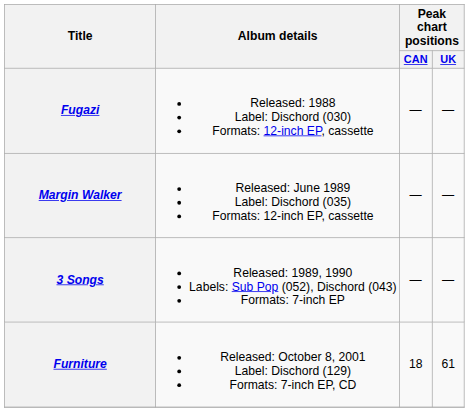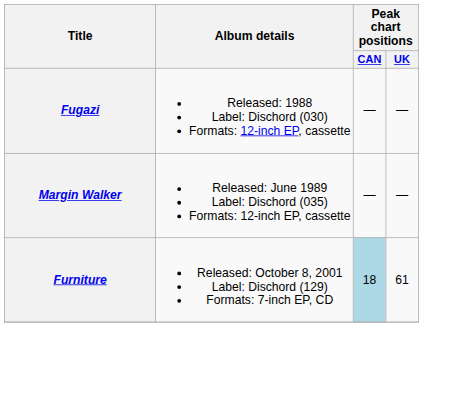- row: (80, 280)
(416, 364) no background -> (369, 280) lightblue background
